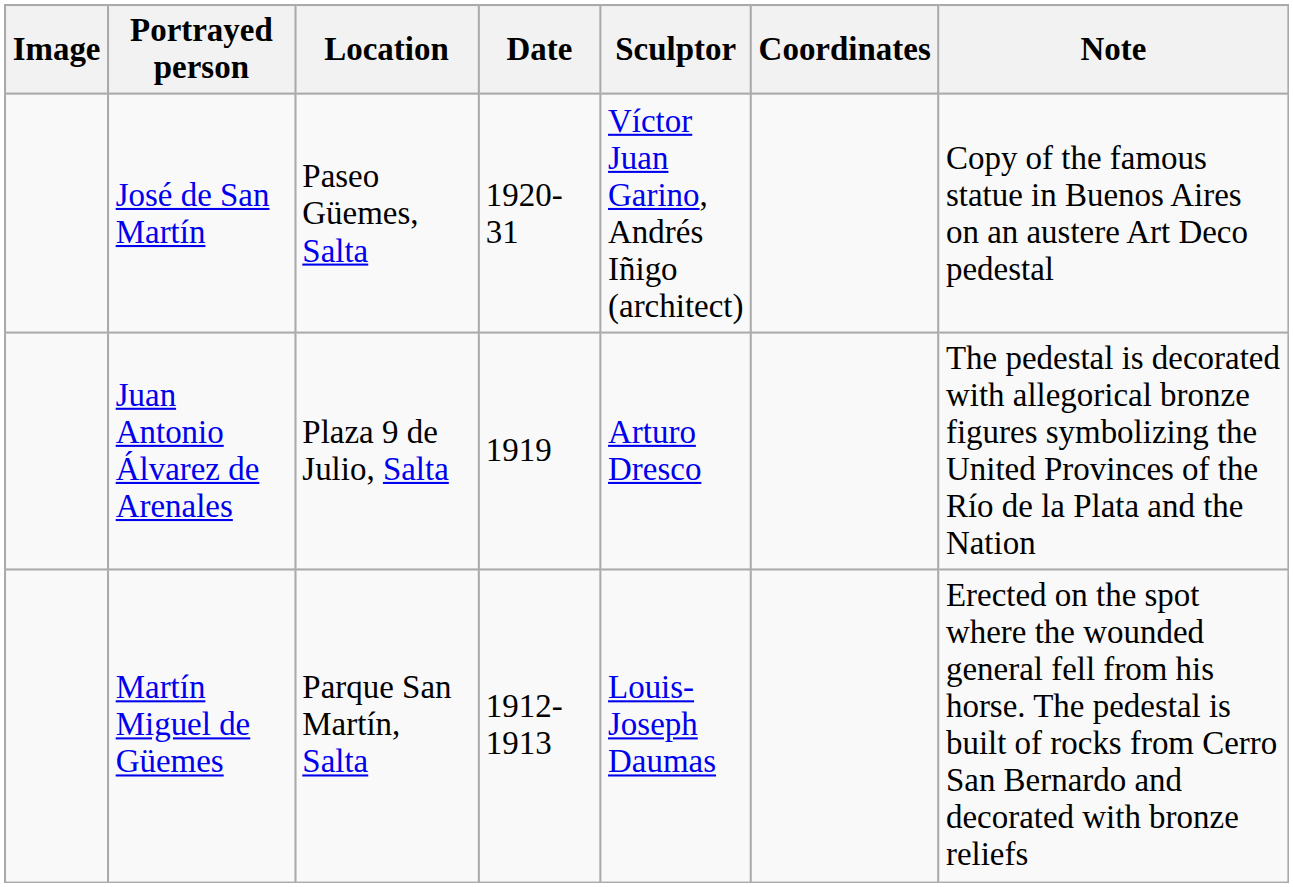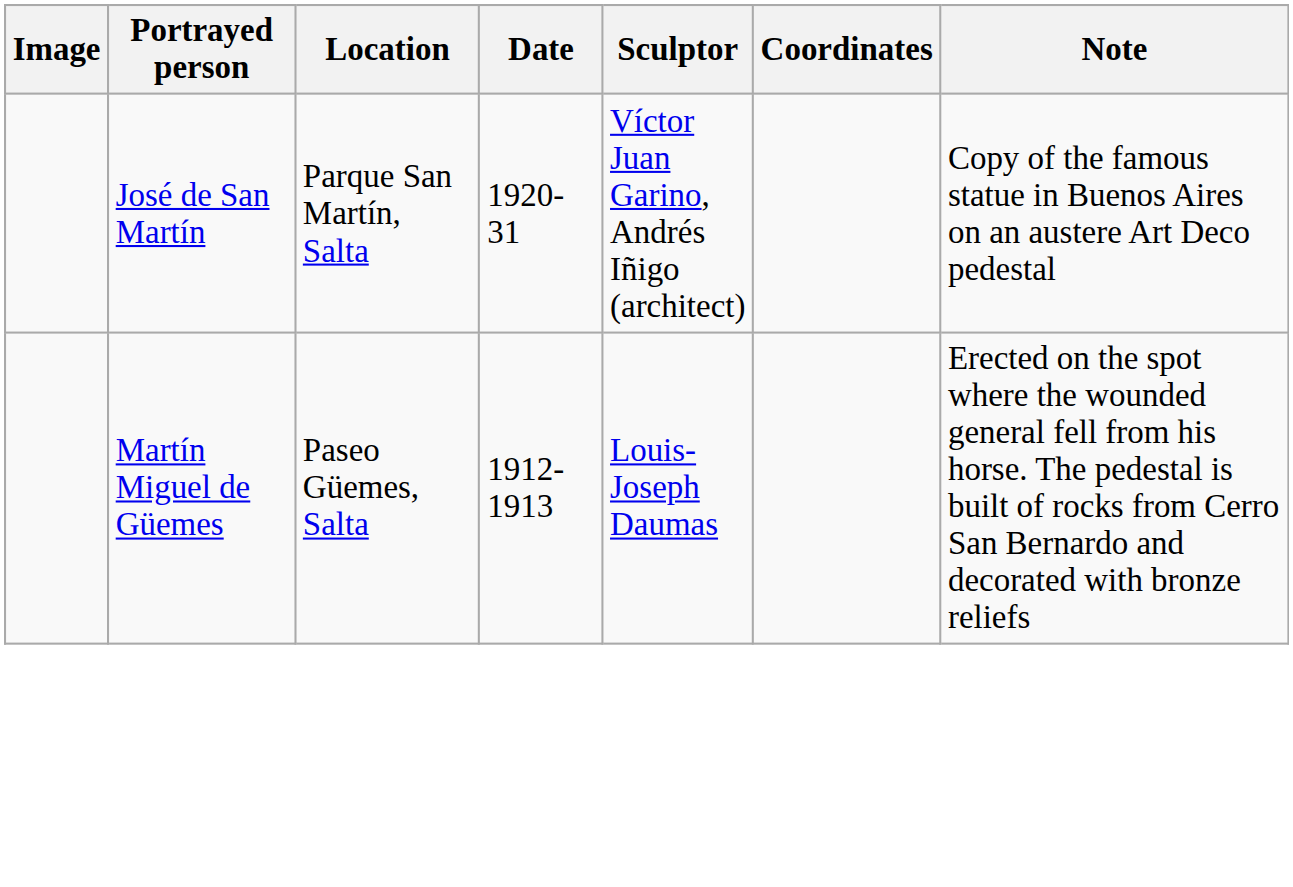(360, 212) Paseo Güemes, Salta -> (377, 212) Parque San Martín, Salta
- row: (188, 450)
(377, 725) Parque San Martín, Salta -> (361, 487) Paseo Güemes, Salta
